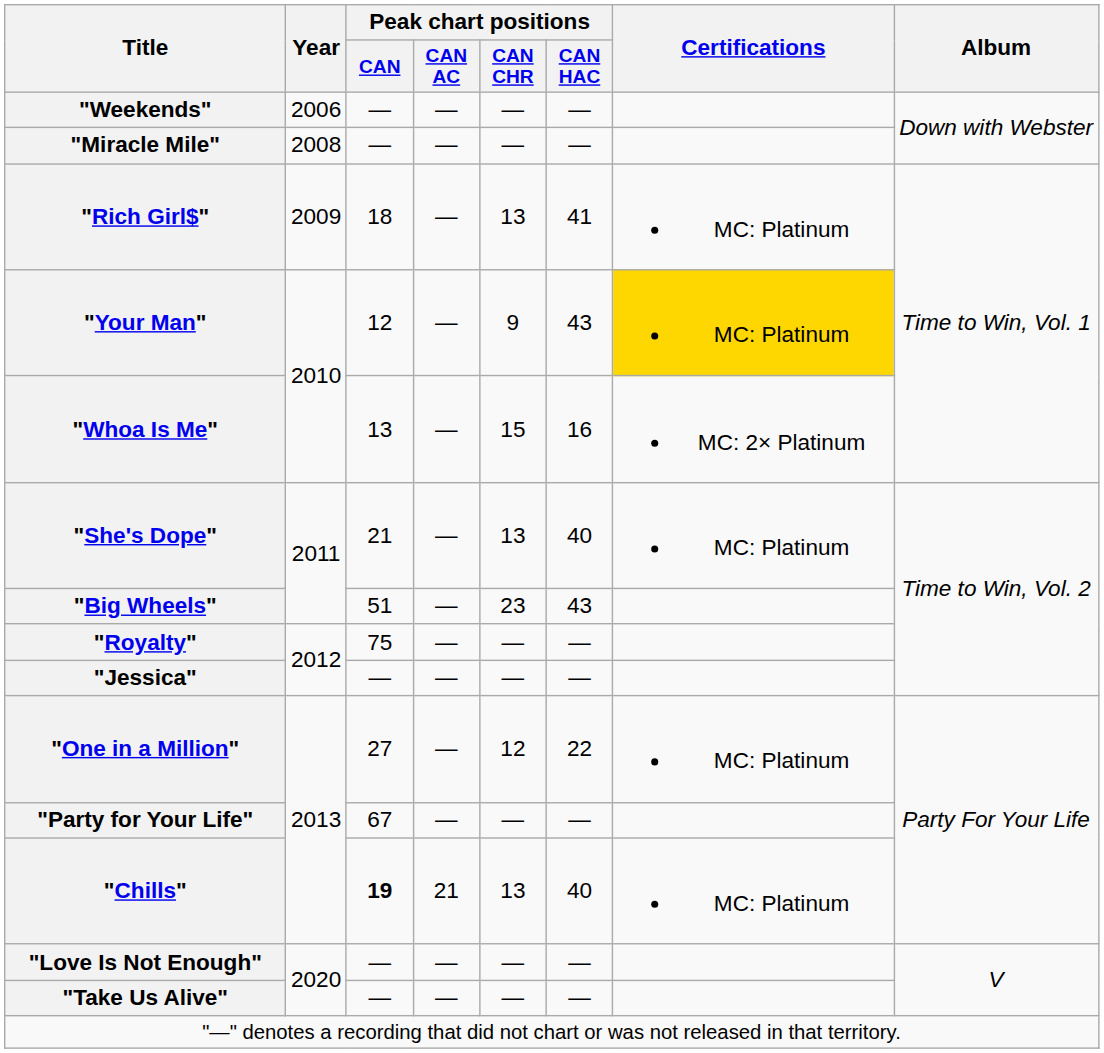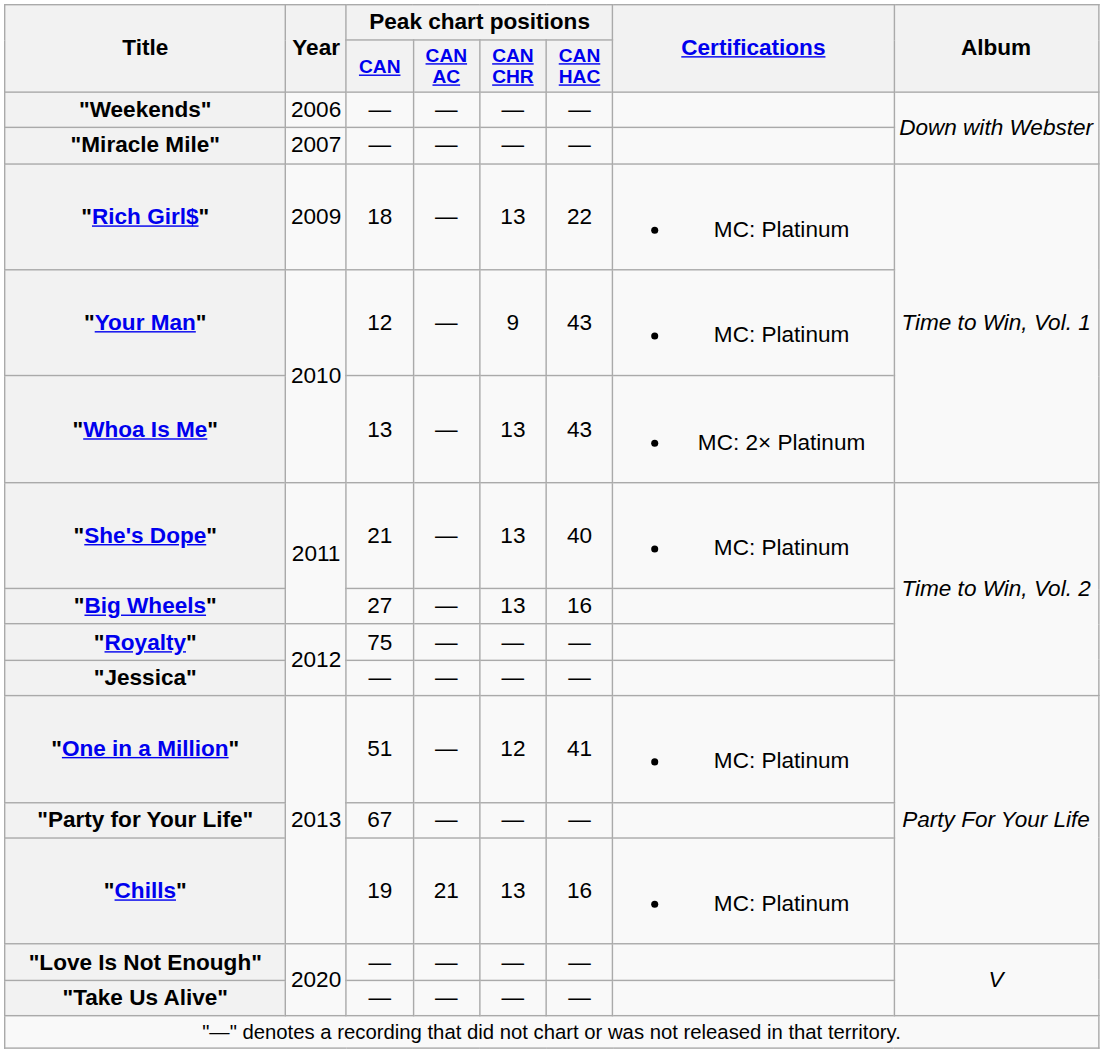(316, 145) 2008 -> (316, 145) 2007
(580, 216) 41 -> (580, 216) 22
(753, 336) gold background -> (753, 336) no background
(513, 428) 15 -> (513, 428) 13
(580, 428) 16 -> (580, 428) 43
(380, 606) 51 -> (380, 606) 27
(513, 606) 23 -> (513, 606) 13
(580, 606) 43 -> (580, 606) 16
(380, 748) 27 -> (380, 748) 51
(580, 748) 22 -> (580, 748) 41
(380, 890) bold -> (380, 890) normal
(580, 890) 40 -> (580, 890) 16
